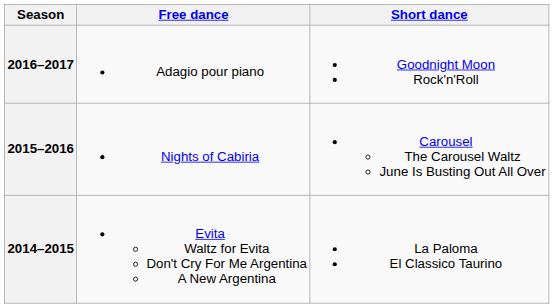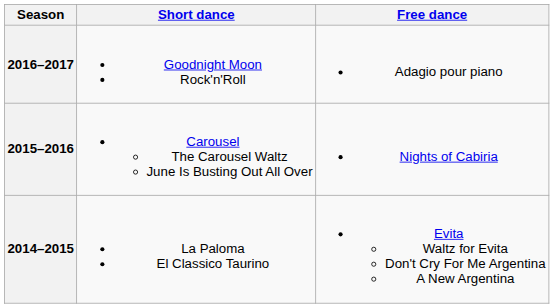columns swapped: (429, 15) <-> (194, 15)
